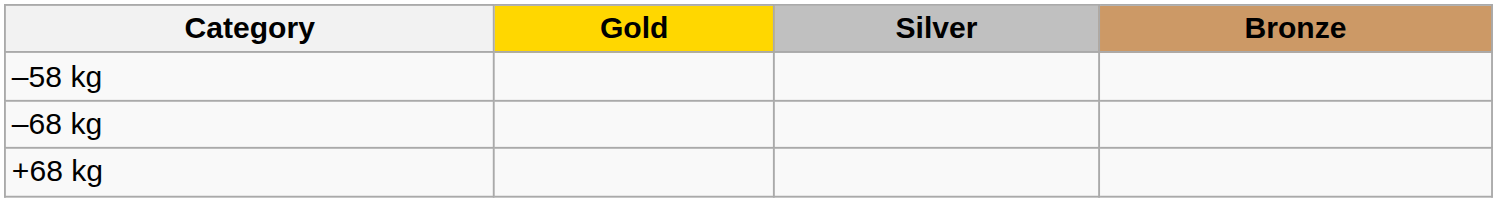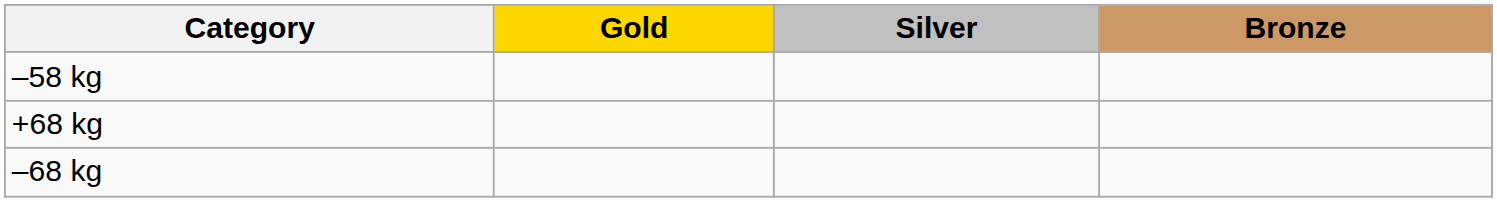rows swapped: (57, 123) <-> (57, 171)
